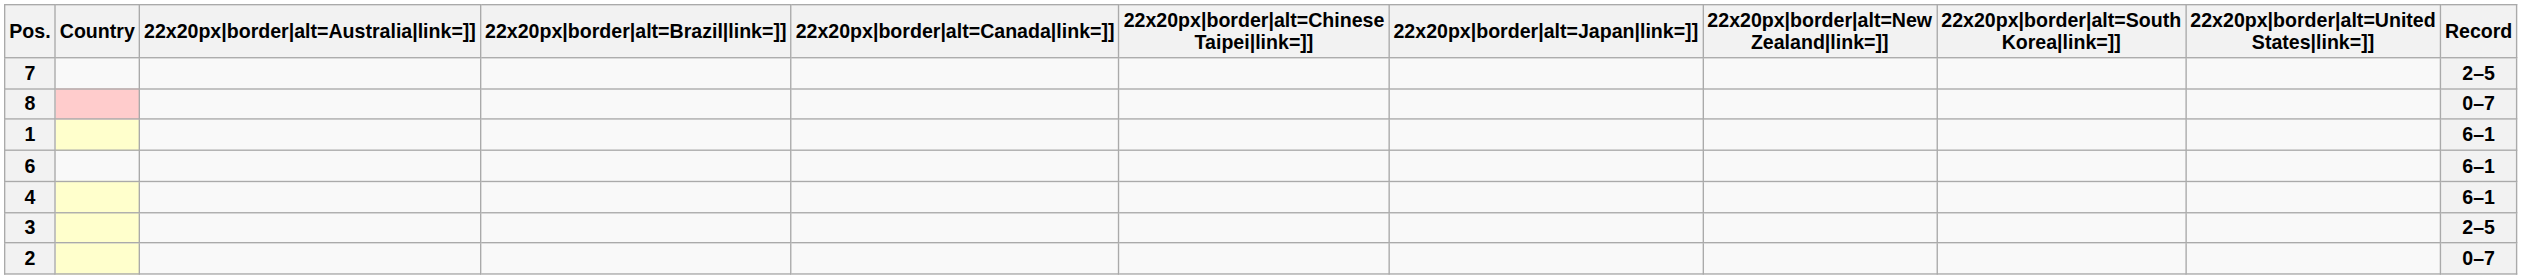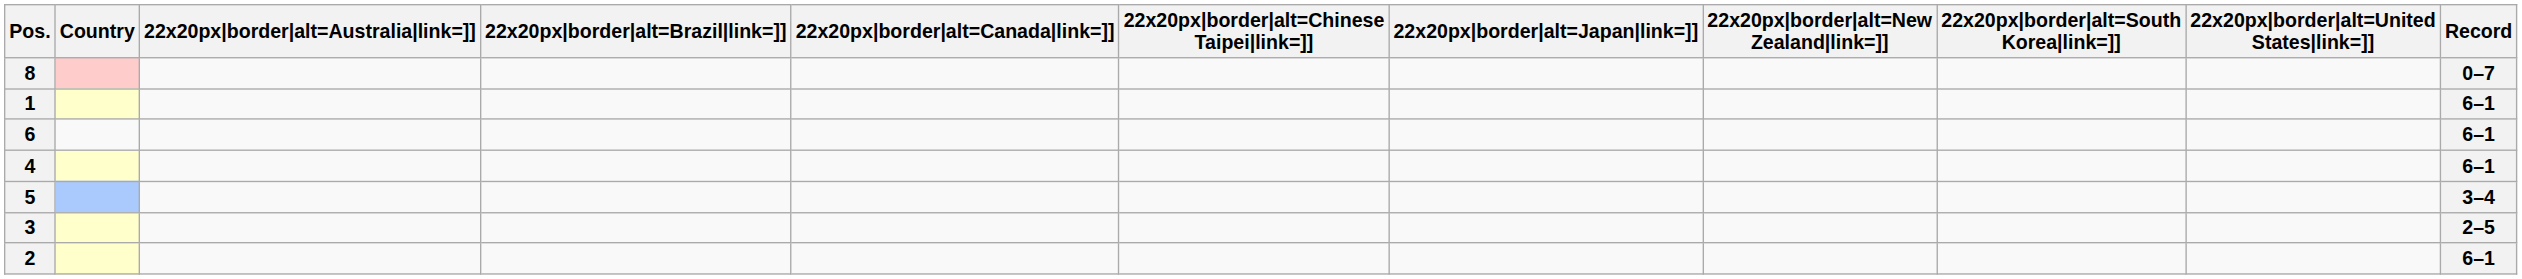- row: (30, 73)
+ row: (30, 197)
(2479, 259) 0–7 -> (2479, 259) 6–1
